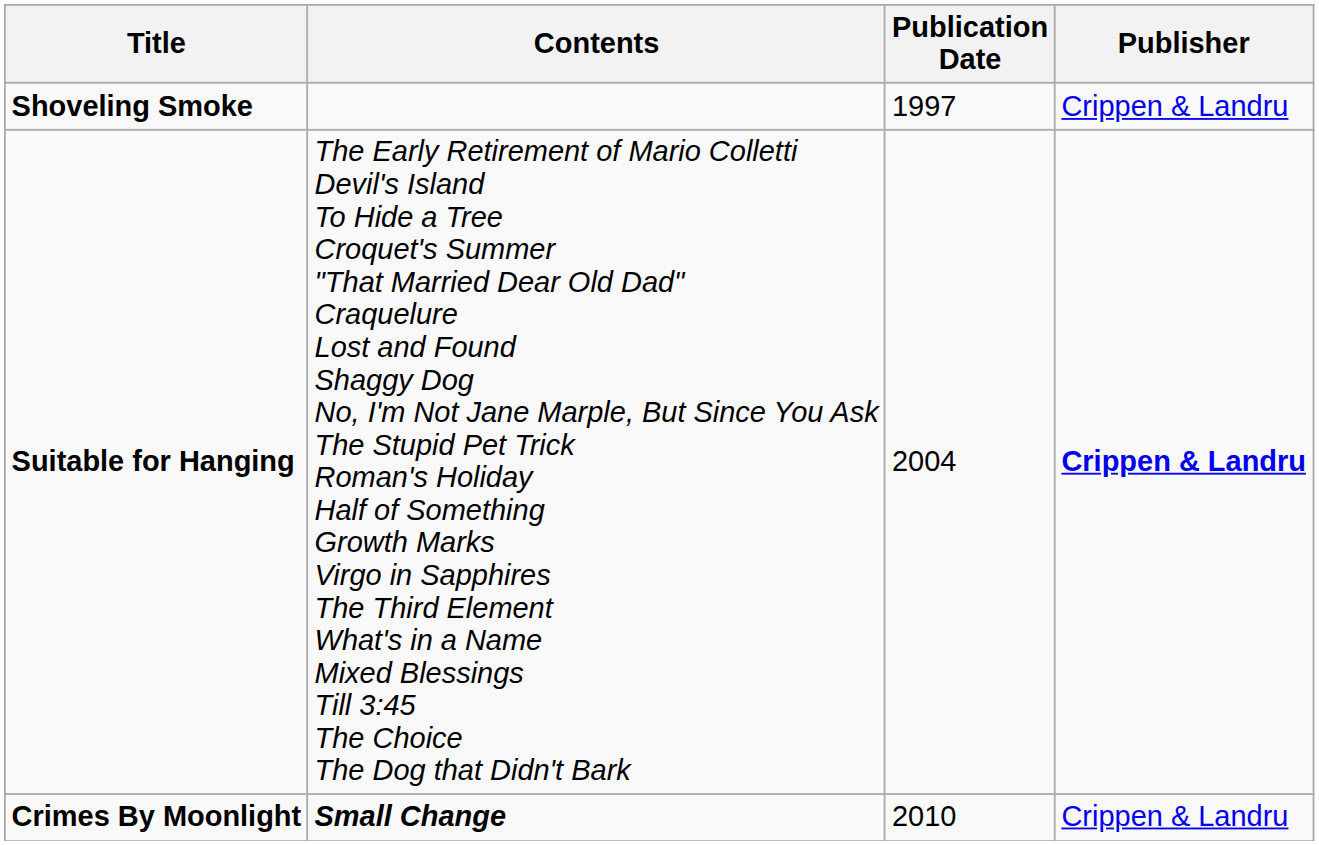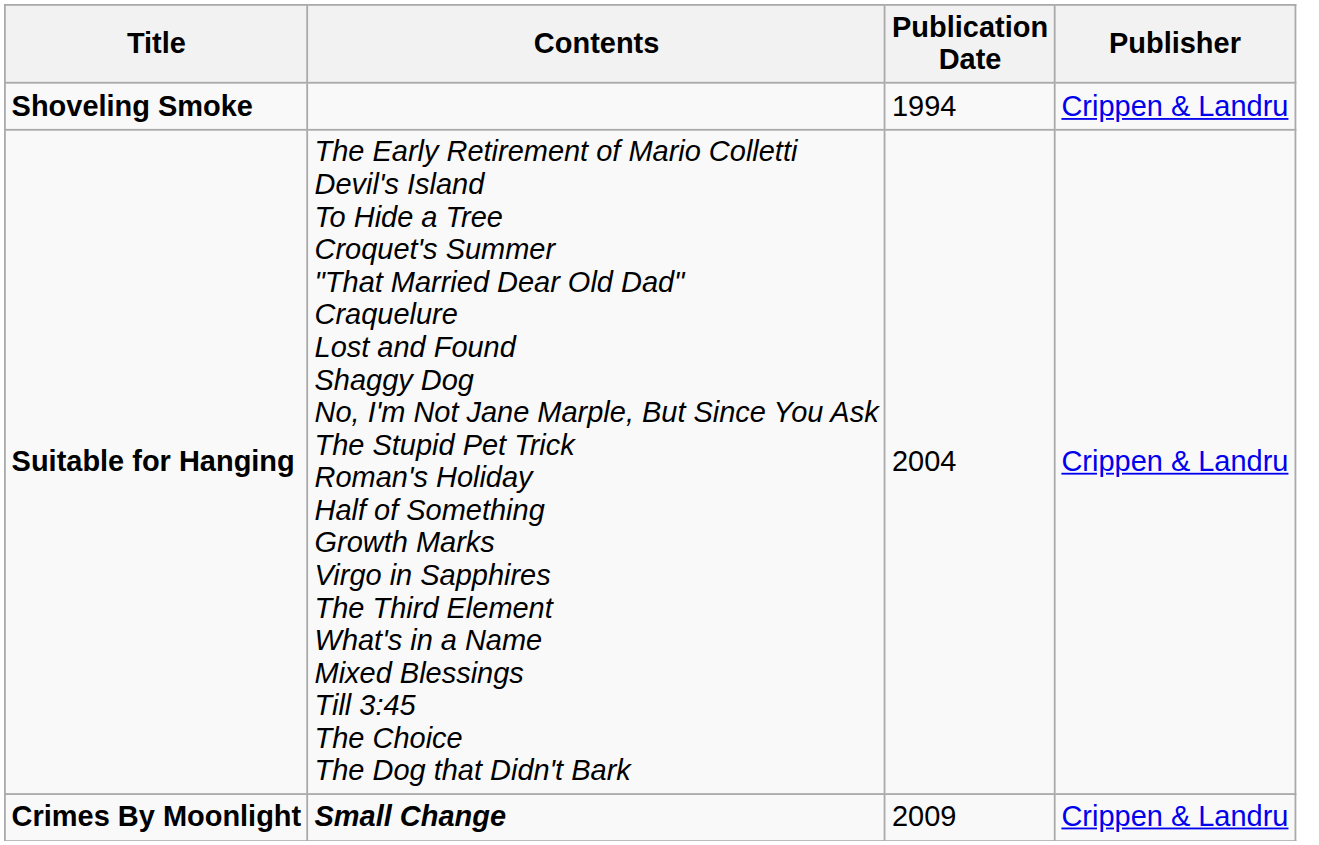(924, 105) 1997 -> (924, 105) 1994
(1184, 461) bold -> (1175, 461) normal
(924, 816) 2010 -> (924, 816) 2009
